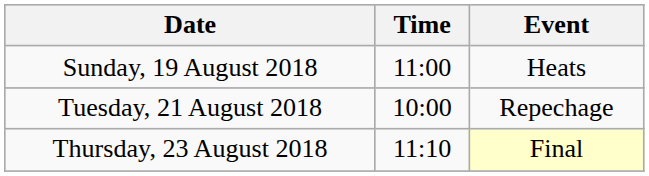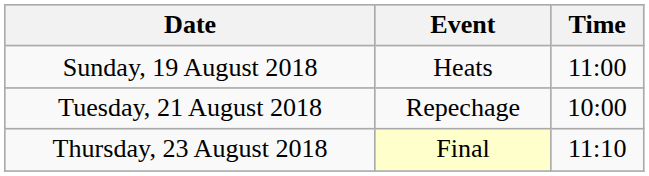columns swapped: (422, 25) <-> (556, 25)
